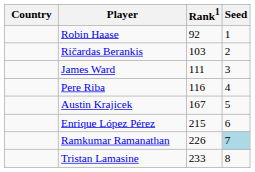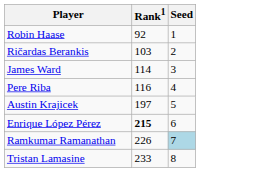- column: (31, 14)
(197, 69) 111 -> (143, 69) 114
(197, 105) 167 -> (143, 105) 197
(197, 122) normal -> (143, 122) bold
